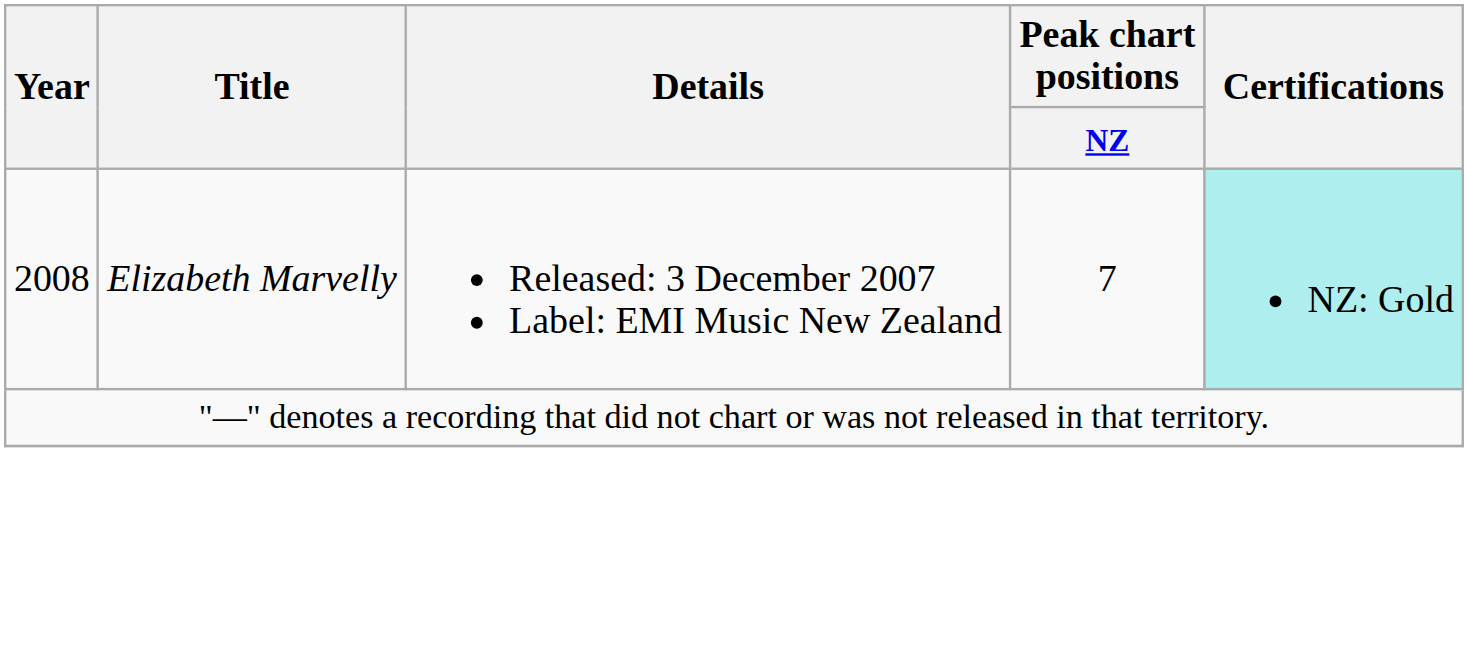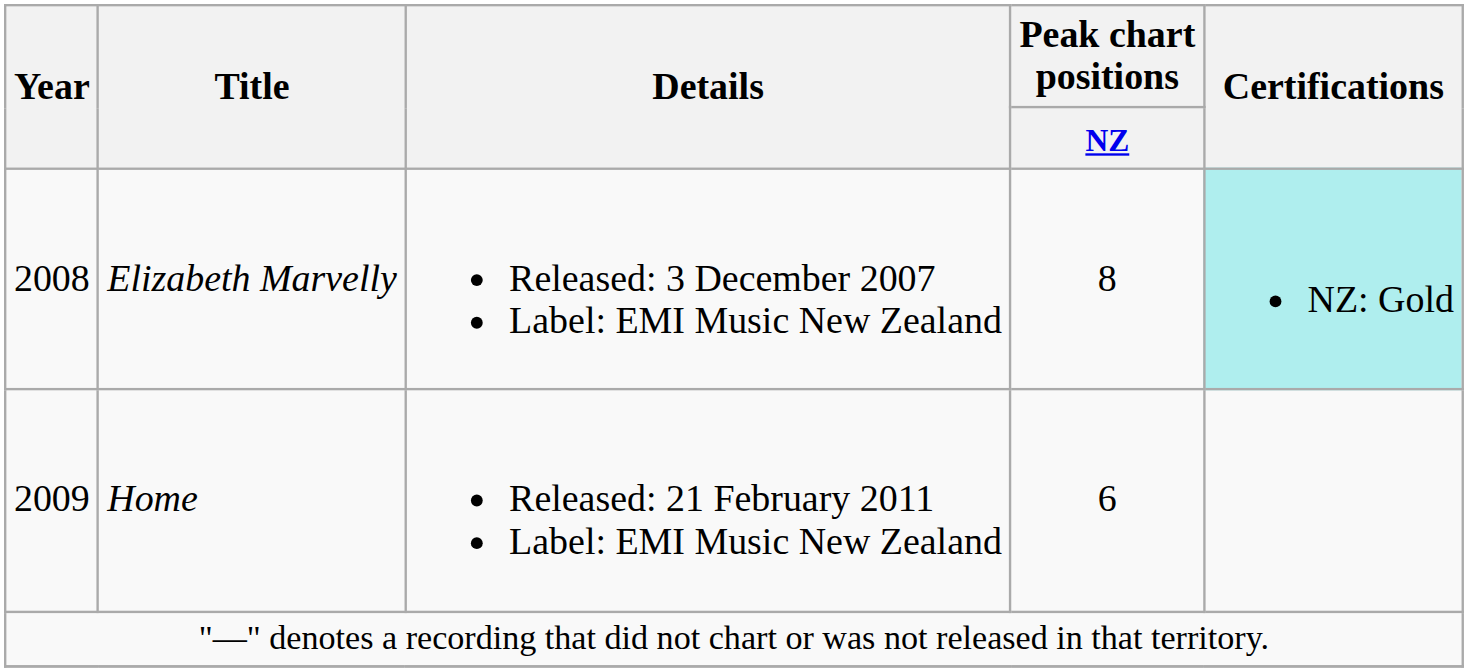(1107, 278) 7 -> (1107, 278) 8
+ row: (153, 499)
